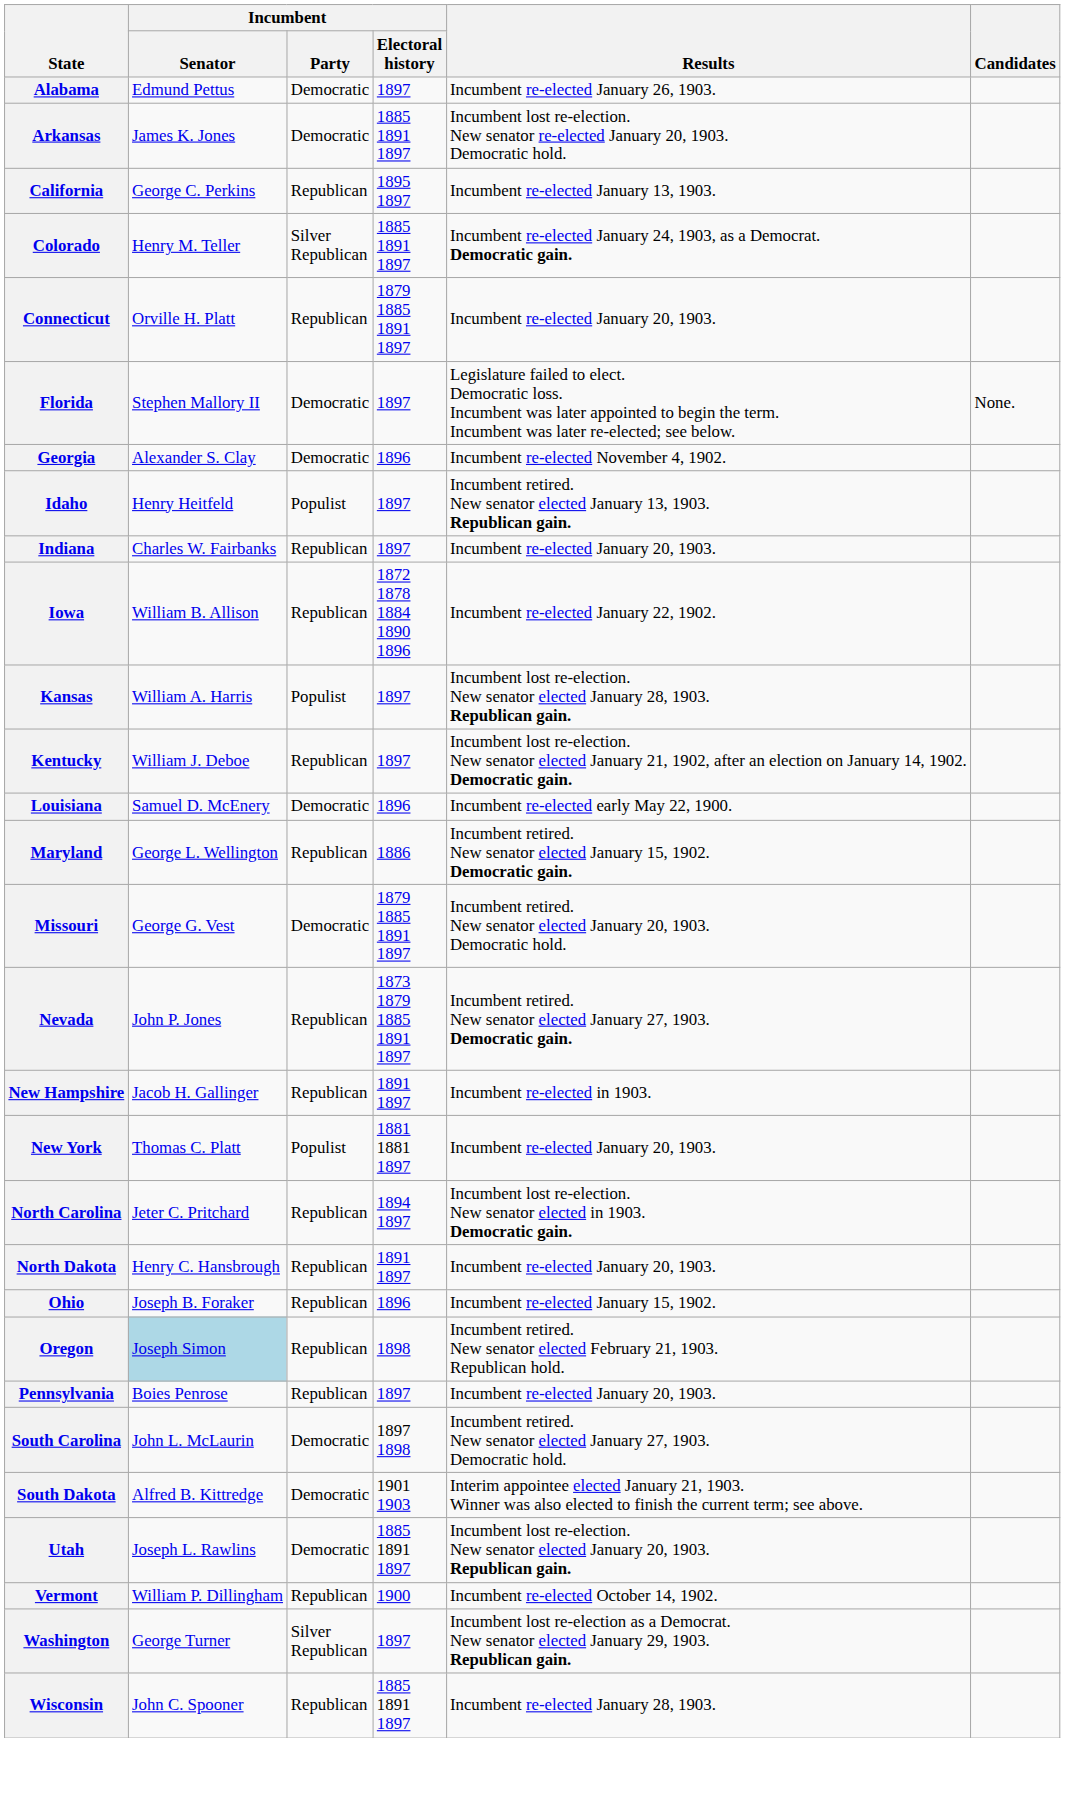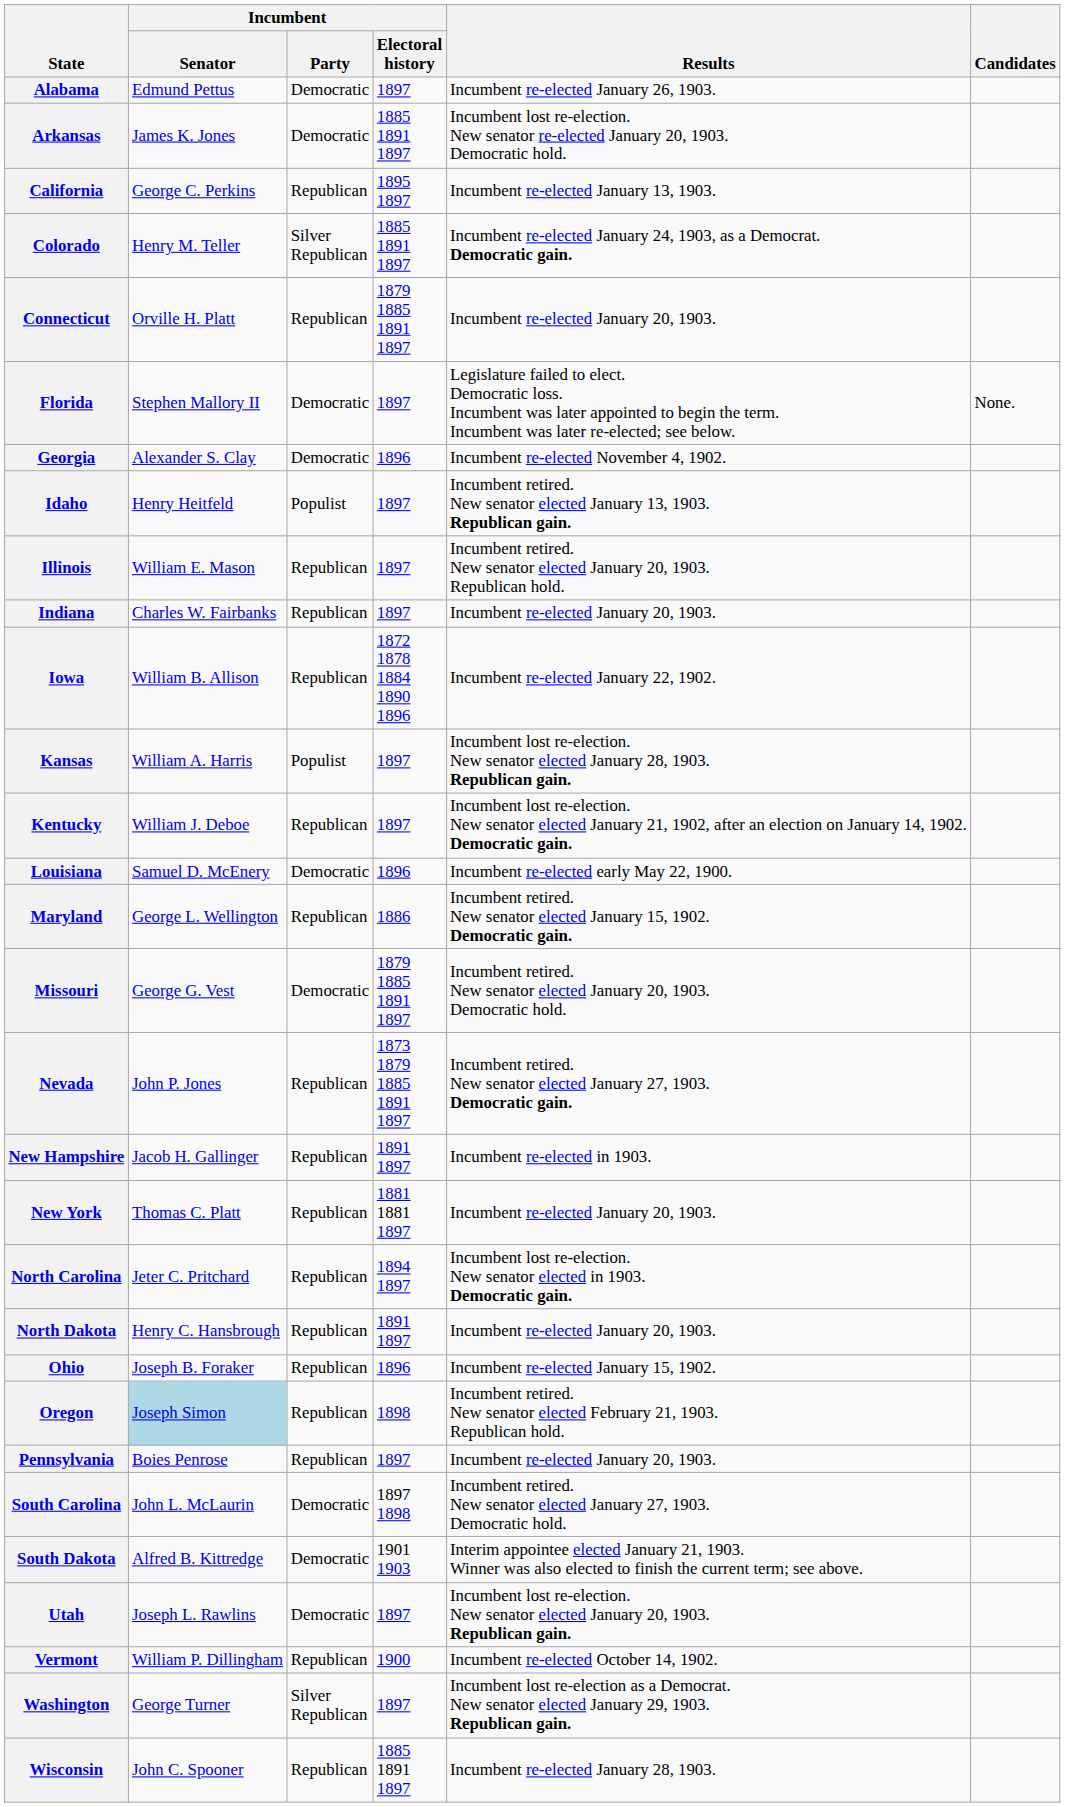+ row: (66, 567)
(318, 1147) Populist -> (329, 1212) Republican
(394, 1549) 1885 1891 1897 -> (394, 1614) 1897
